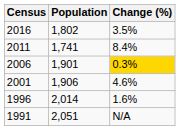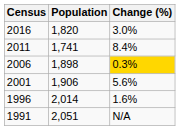(65, 30) 1,802 -> (65, 30) 1,820
(125, 30) 3.5% -> (125, 30) 3.0%
(65, 64) 1,901 -> (65, 64) 1,898
(125, 82) 4.6% -> (125, 82) 5.6%
